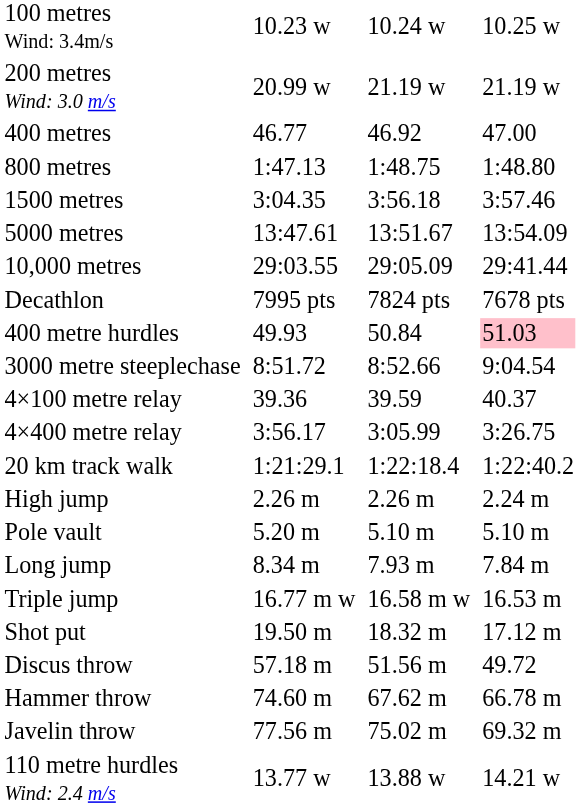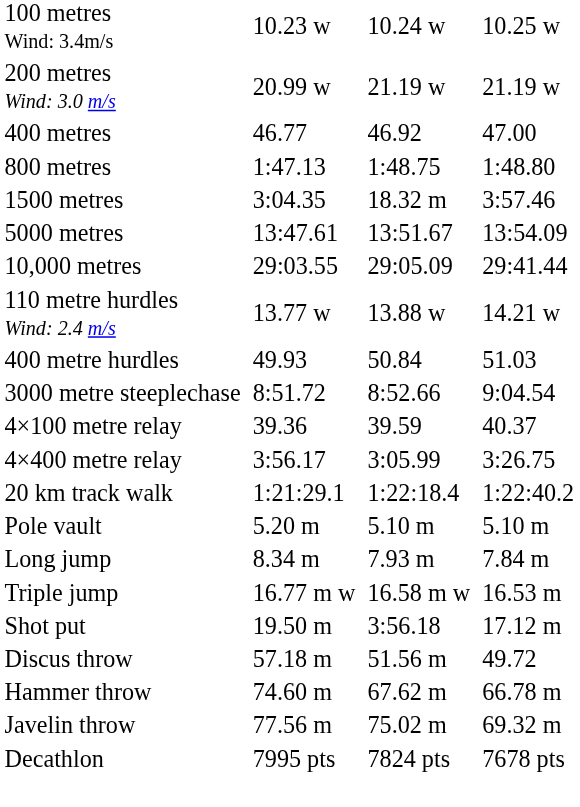(404, 200) 3:56.18 -> (407, 200) 18.32 m
rows swapped: (91, 778) <-> (54, 299)
(509, 332) pink background -> (509, 360) no background
- row: (57, 499)
(407, 631) 18.32 m -> (404, 625) 3:56.18
